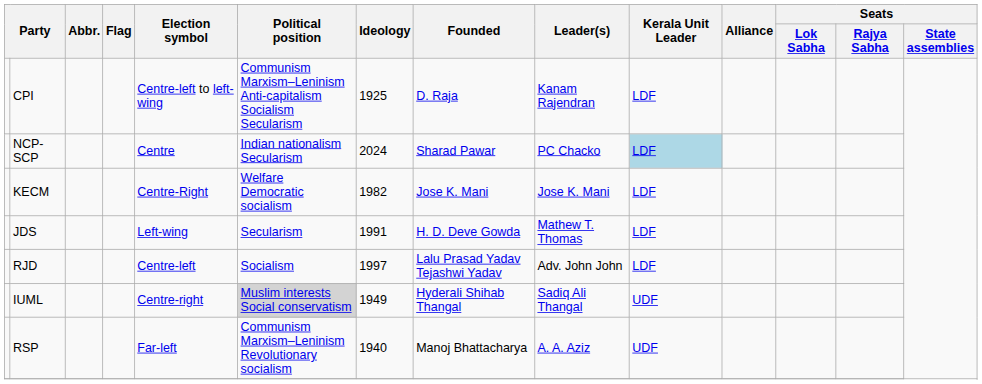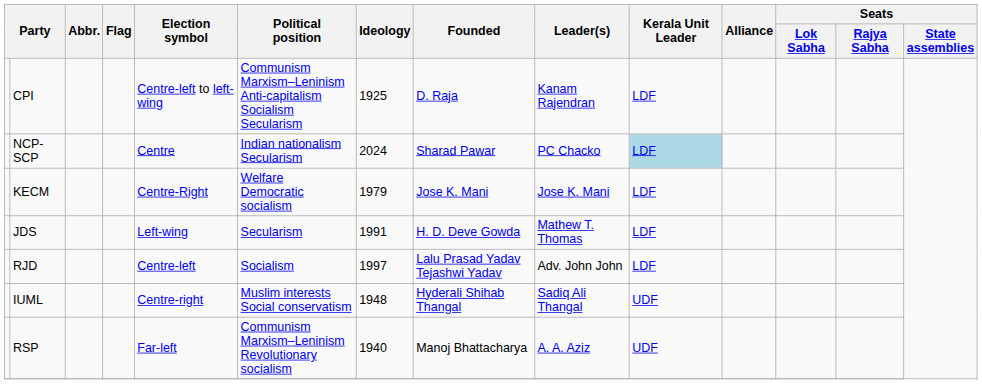(373, 191) 1982 -> (373, 191) 1979
(296, 300) lightgrey background -> (296, 300) no background
(373, 300) 1949 -> (373, 300) 1948
